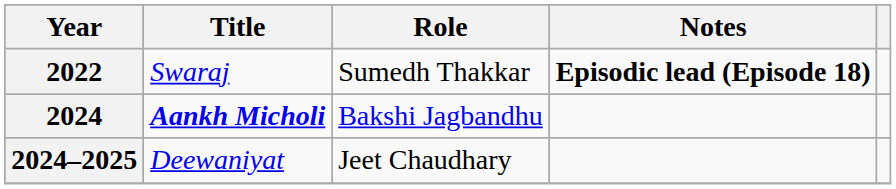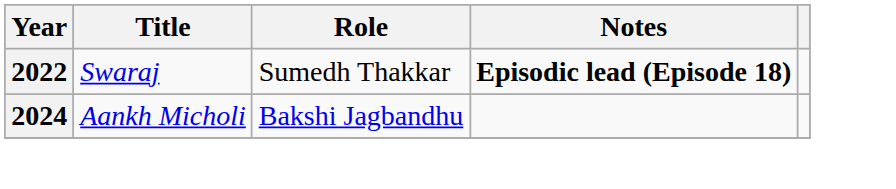(238, 115) bold -> (163, 115) normal
- row: (74, 159)
